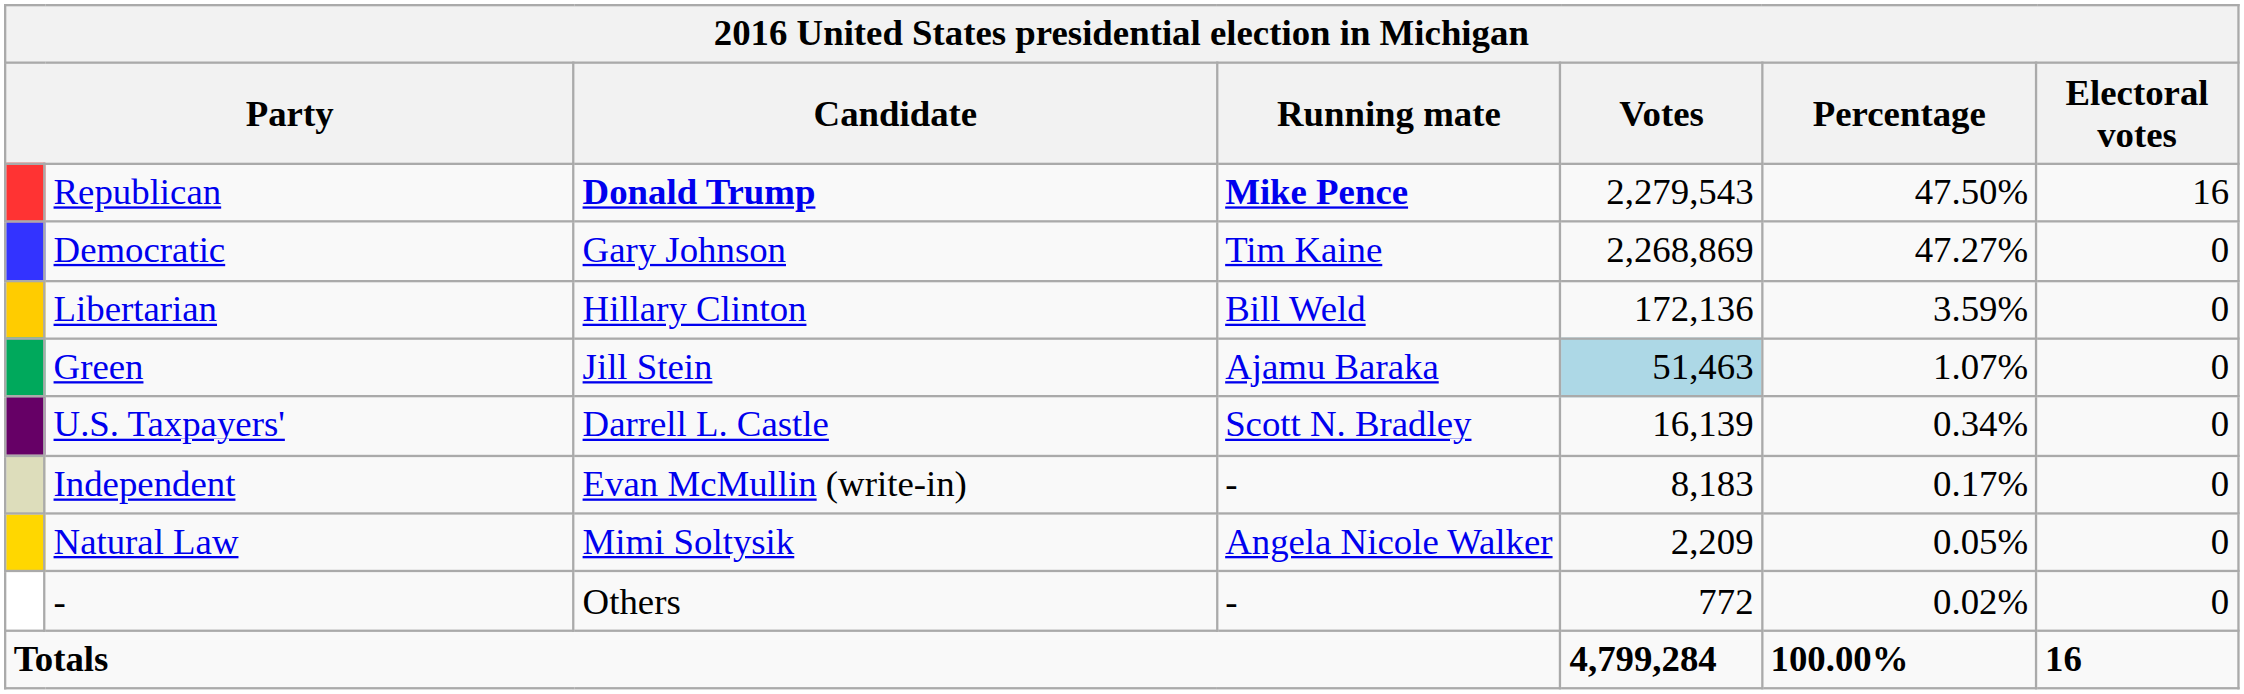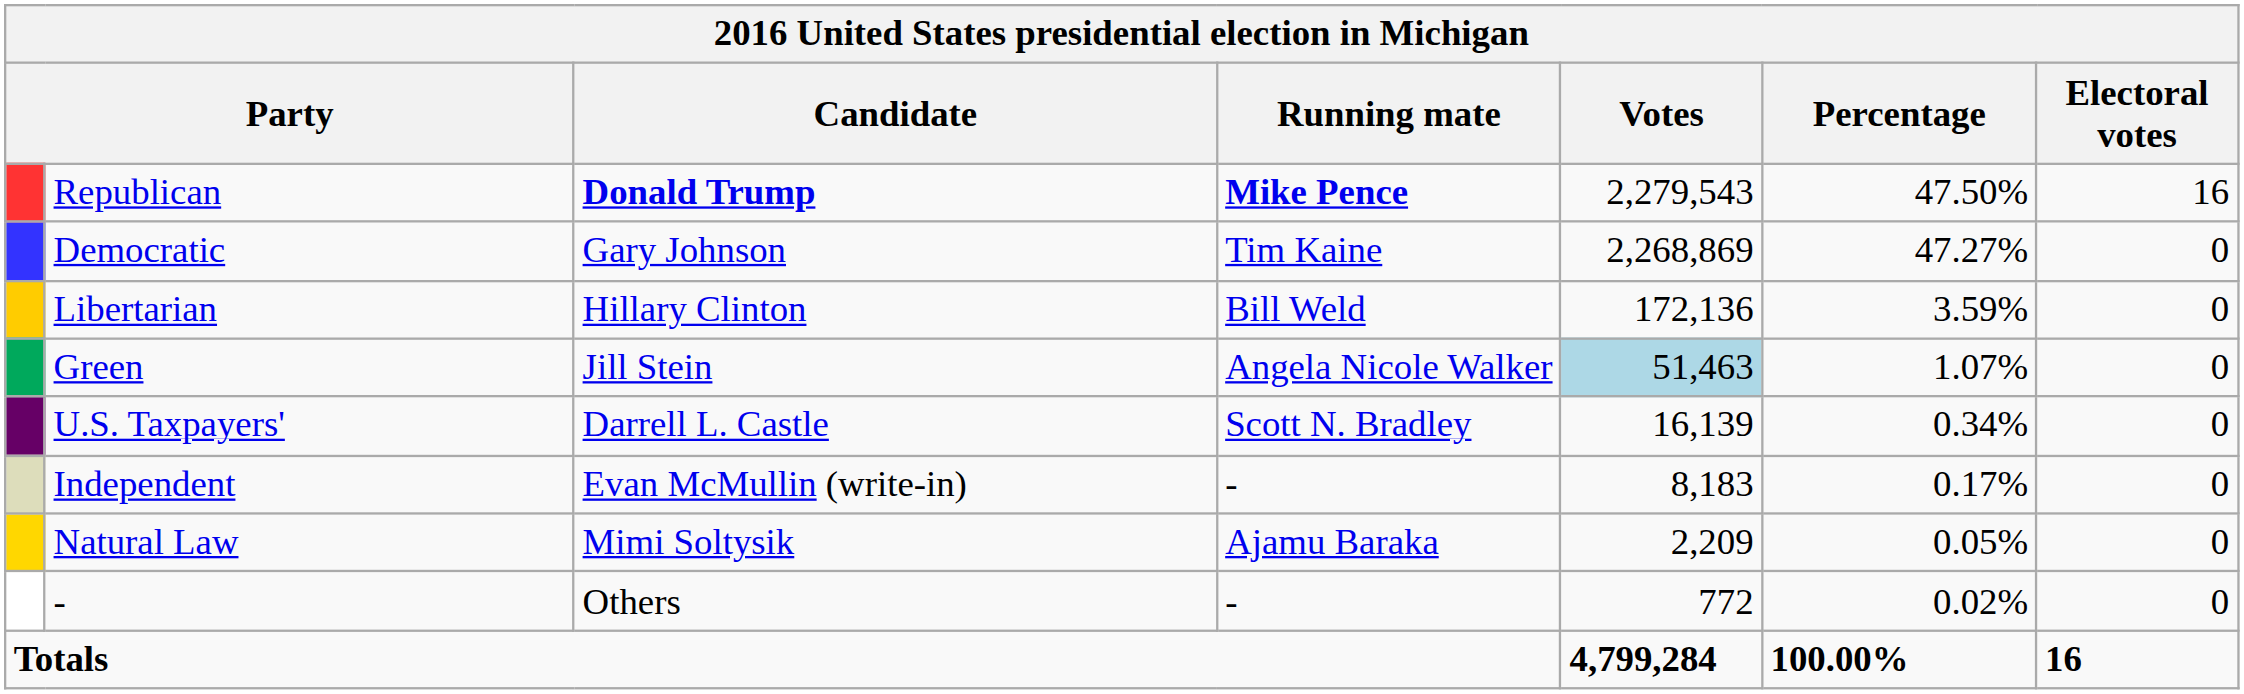(1332, 366) Ajamu Baraka -> (1389, 366) Angela Nicole Walker
(1389, 541) Angela Nicole Walker -> (1332, 541) Ajamu Baraka
